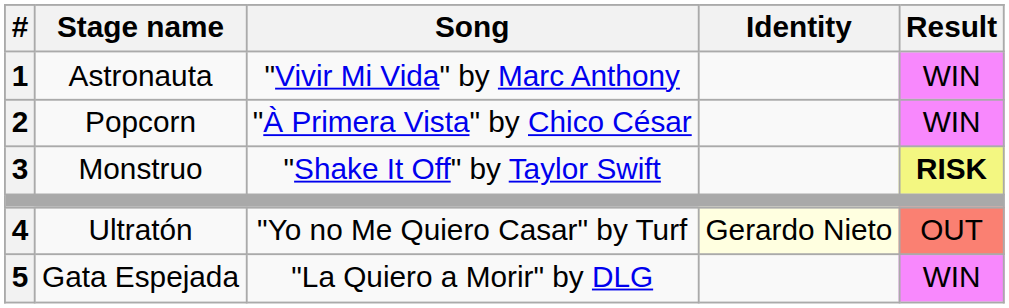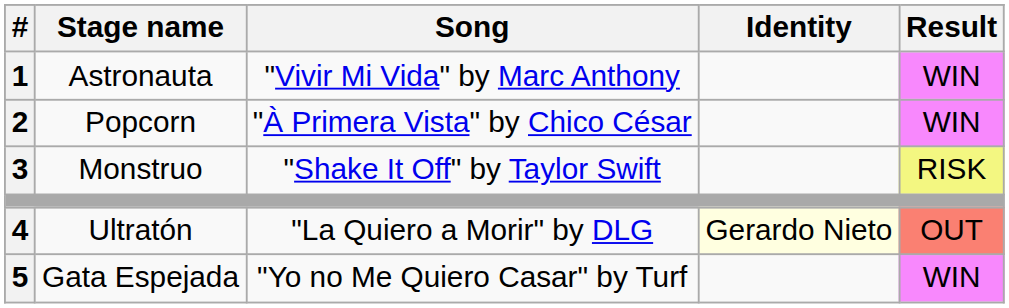(952, 169) bold -> (952, 169) normal
(472, 230) "Yo no Me Quiero Casar" by Turf -> (472, 230) "La Quiero a Morir" by DLG
(472, 277) "La Quiero a Morir" by DLG -> (472, 277) "Yo no Me Quiero Casar" by Turf
